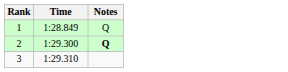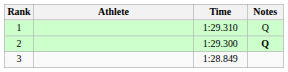+ column: (113, 12)
(61, 28) 1:28.849 -> (220, 28) 1:29.310
(61, 59) 1:29.310 -> (220, 59) 1:28.849
